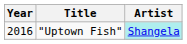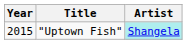(20, 31) 2016 -> (20, 31) 2015
